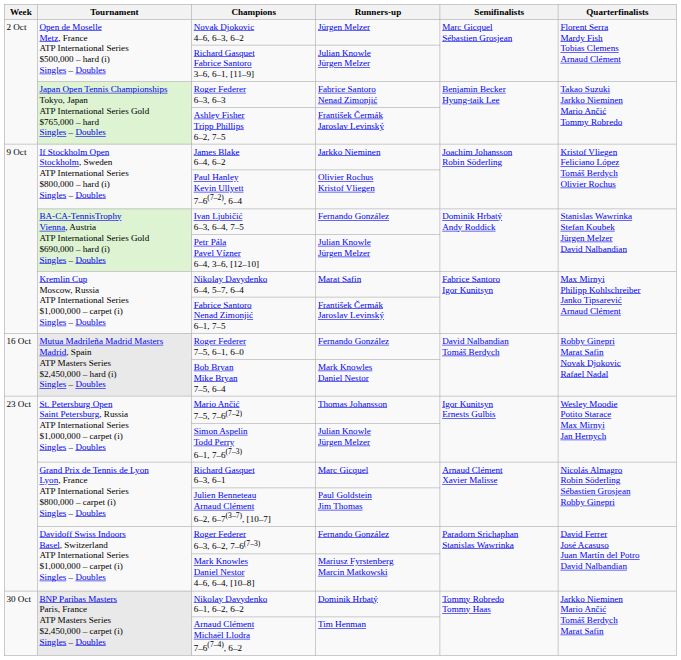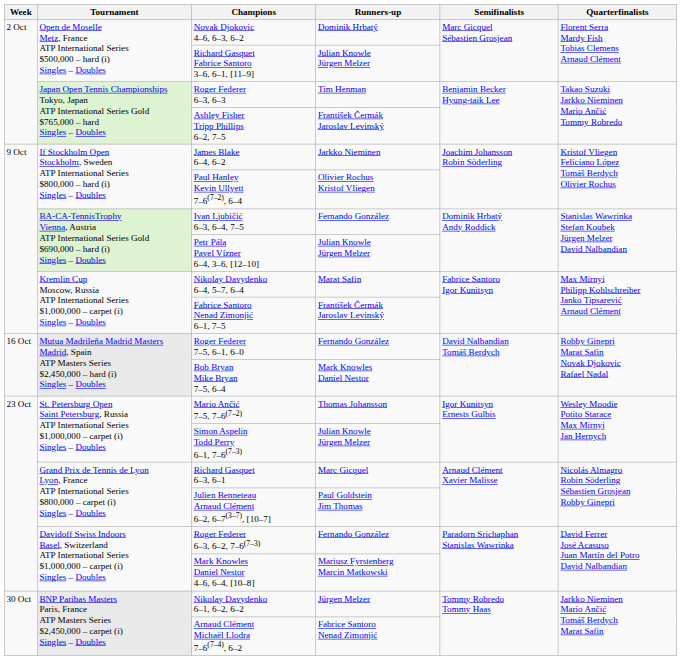(344, 27) Jürgen Melzer -> (348, 27) Dominik Hrbatý
(348, 95) Fabrice Santoro Nenad Zimonjić -> (342, 89) Tim Henman
(348, 598) Dominik Hrbatý -> (344, 598) Jürgen Melzer
(342, 624) Tim Henman -> (348, 629) Fabrice Santoro Nenad Zimonjić
